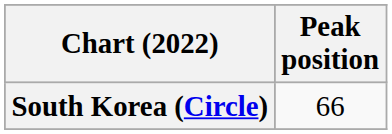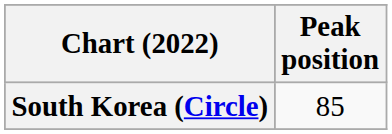(330, 105) 66 -> (330, 105) 85
